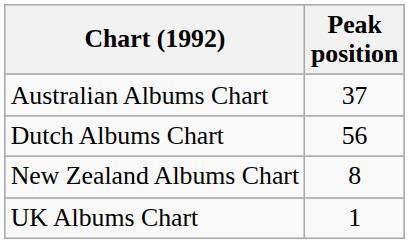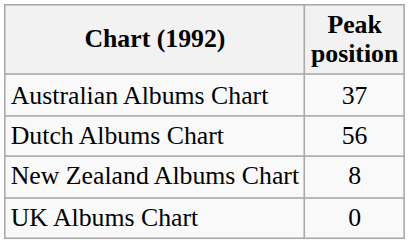(355, 217) 1 -> (355, 217) 0
